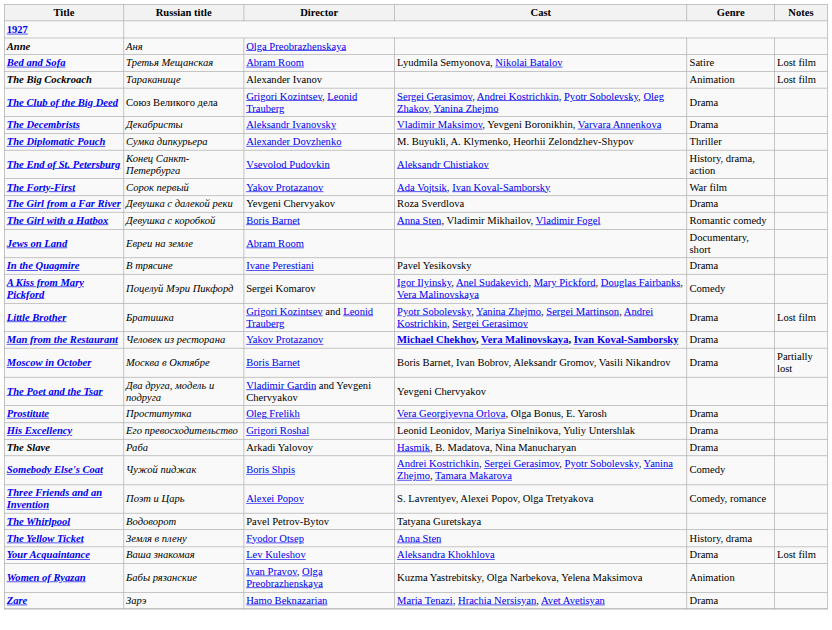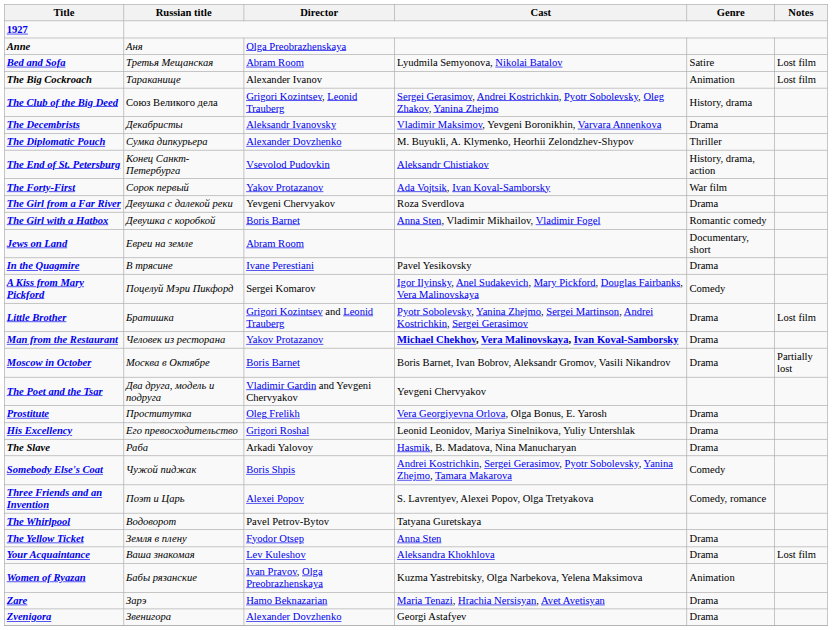(704, 102) Drama -> (721, 102) History, drama
(721, 538) History, drama -> (704, 538) Drama
+ row: (29, 617)
